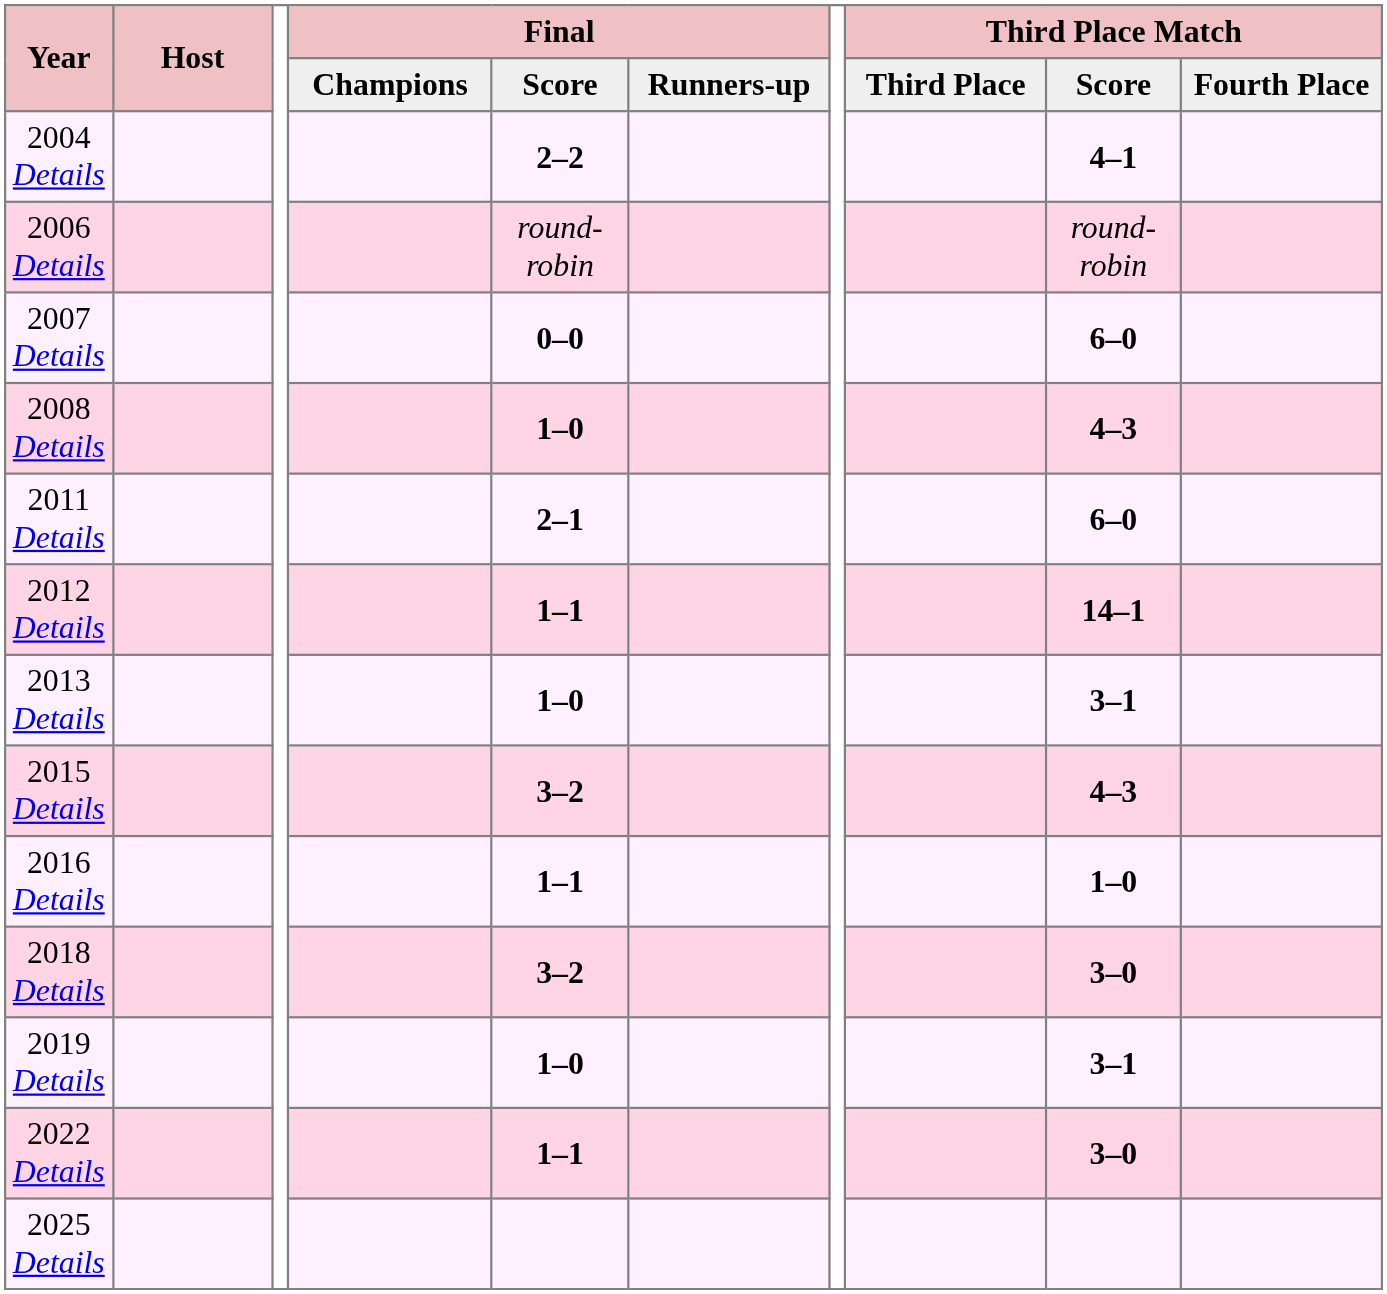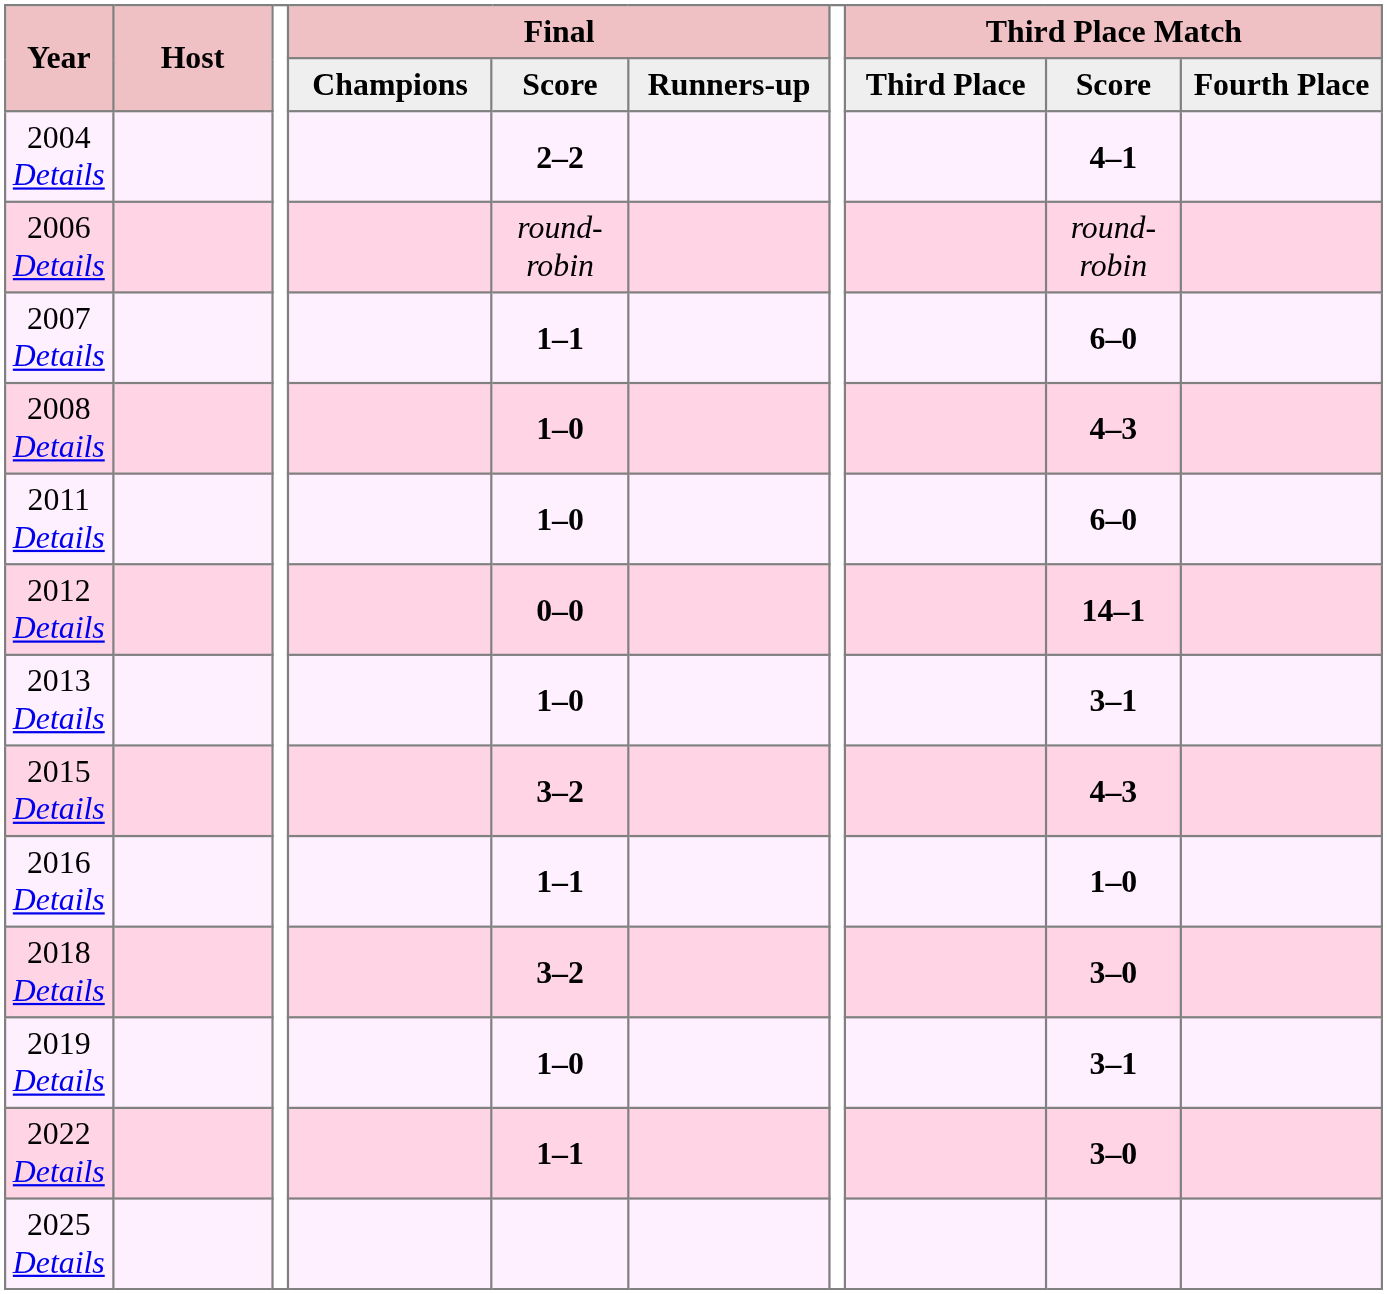(560, 337) 0–0 -> (560, 337) 1–1
(560, 518) 2–1 -> (560, 518) 1–0
(560, 608) 1–1 -> (560, 608) 0–0
